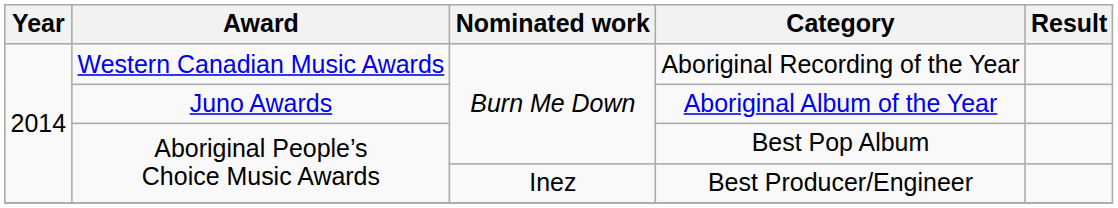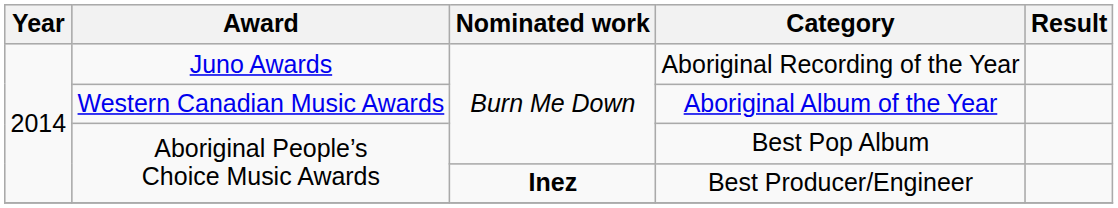(261, 63) Western Canadian Music Awards -> (261, 63) Juno Awards
(261, 103) Juno Awards -> (261, 103) Western Canadian Music Awards
(553, 182) normal -> (553, 182) bold
